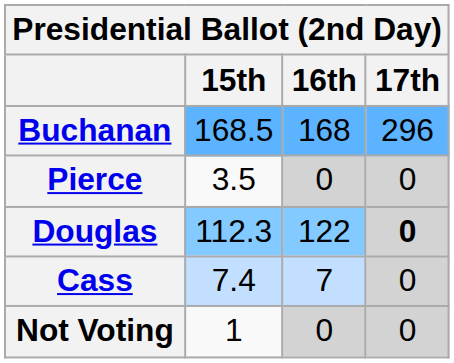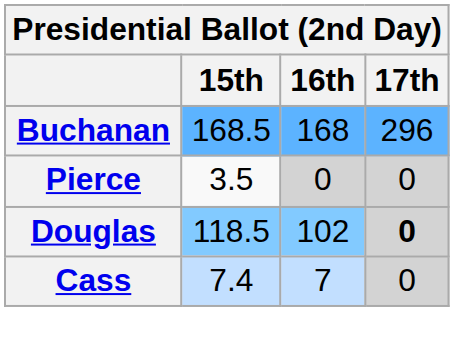(234, 230) 112.3 -> (231, 230) 118.5
(324, 230) 122 -> (323, 230) 102
- row: (95, 331)
